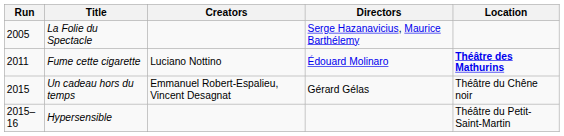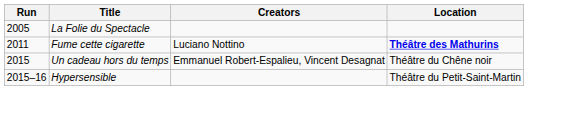- column: (379, 12)
